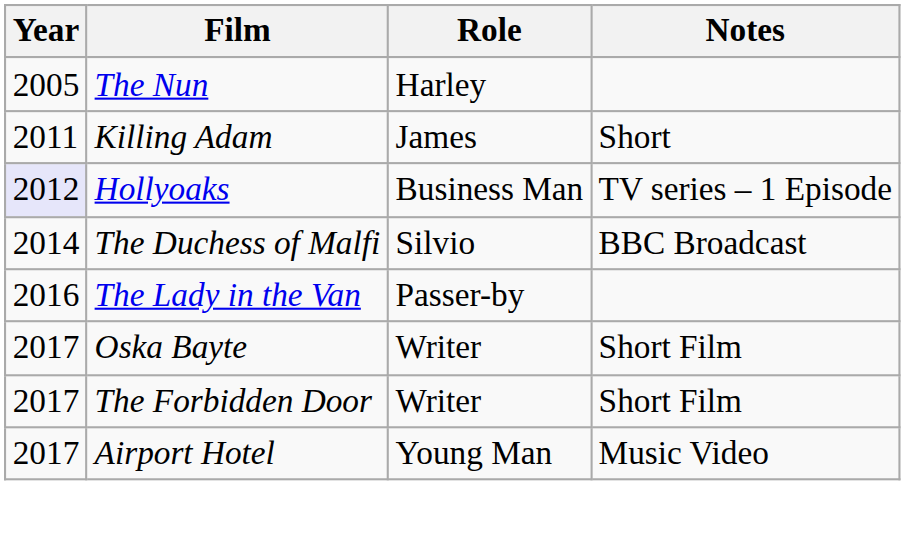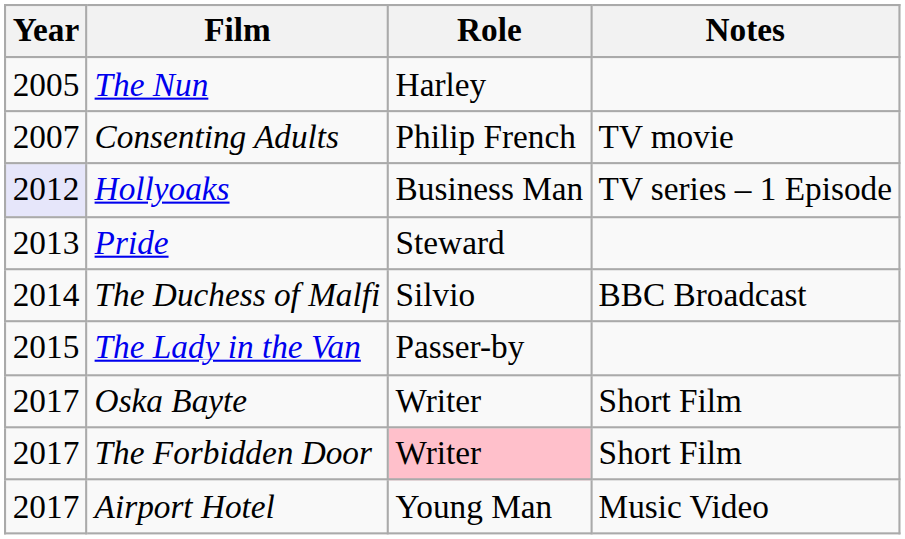+ row: (217, 136)
- row: (184, 136)
+ row: (132, 242)
(46, 294) 2016 -> (46, 347) 2015
(438, 400) no background -> (438, 453) pink background
